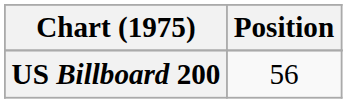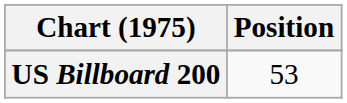(284, 73) 56 -> (284, 73) 53
